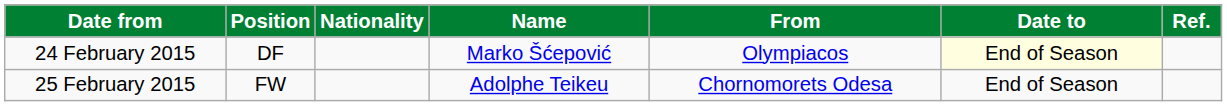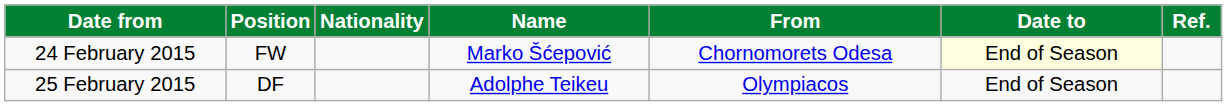(270, 53) DF -> (270, 53) FW
(795, 53) Olympiacos -> (795, 53) Chornomorets Odesa
(270, 85) FW -> (270, 85) DF
(795, 85) Chornomorets Odesa -> (795, 85) Olympiacos
